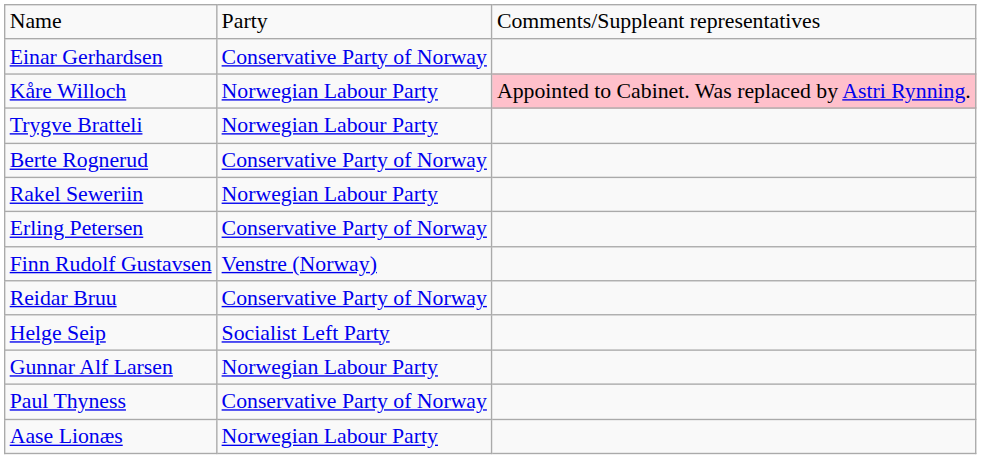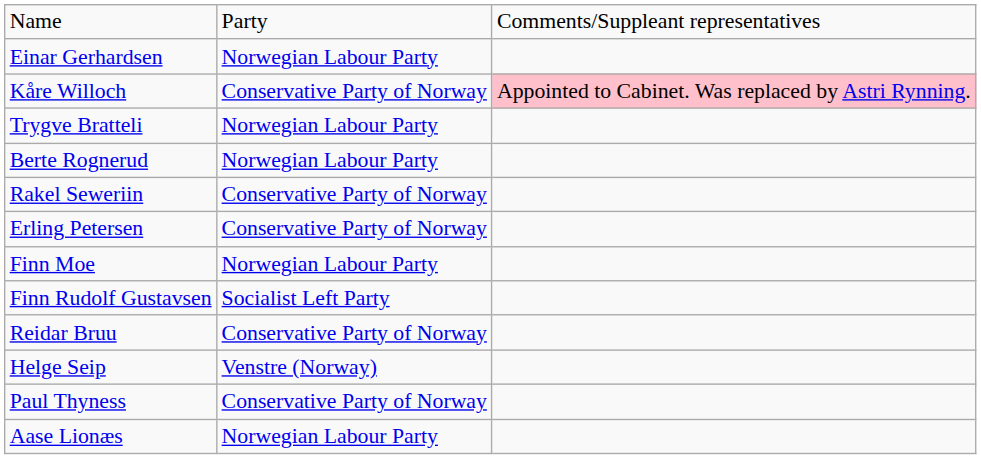(354, 56) Conservative Party of Norway -> (330, 56) Norwegian Labour Party
(330, 90) Norwegian Labour Party -> (354, 90) Conservative Party of Norway
(354, 159) Conservative Party of Norway -> (330, 159) Norwegian Labour Party
(330, 194) Norwegian Labour Party -> (354, 194) Conservative Party of Norway
+ row: (52, 263)
(299, 263) Venstre (Norway) -> (306, 297) Socialist Left Party
(306, 332) Socialist Left Party -> (299, 366) Venstre (Norway)
- row: (91, 366)
